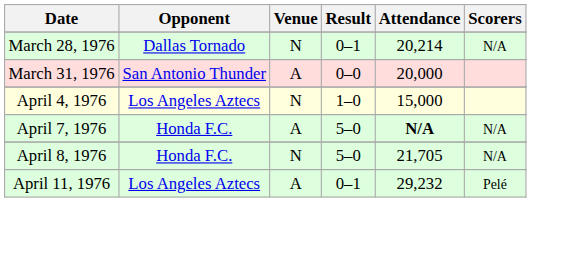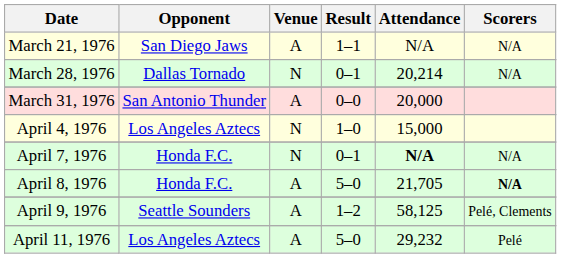+ row: (62, 46)
(296, 128) A -> (296, 156) N
(348, 128) 5–0 -> (348, 156) 0–1
(296, 156) N -> (296, 183) A
(495, 157) normal -> (510, 183) bold
+ row: (62, 211)
(348, 183) 0–1 -> (348, 239) 5–0
